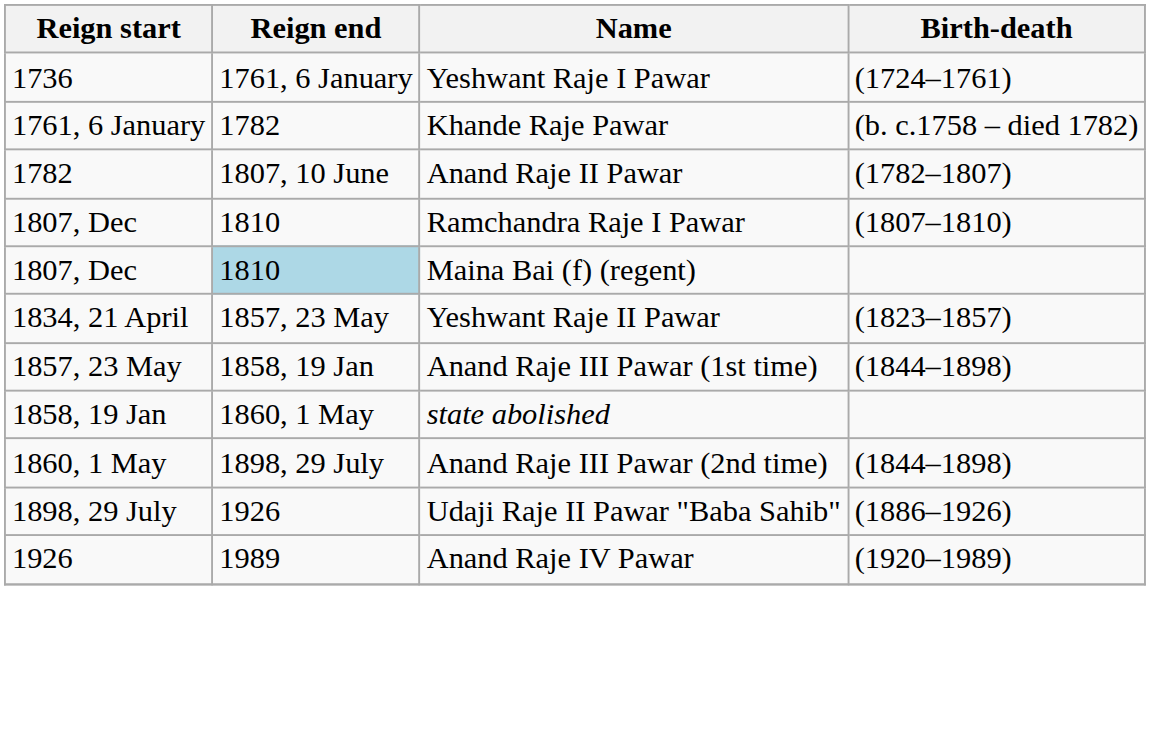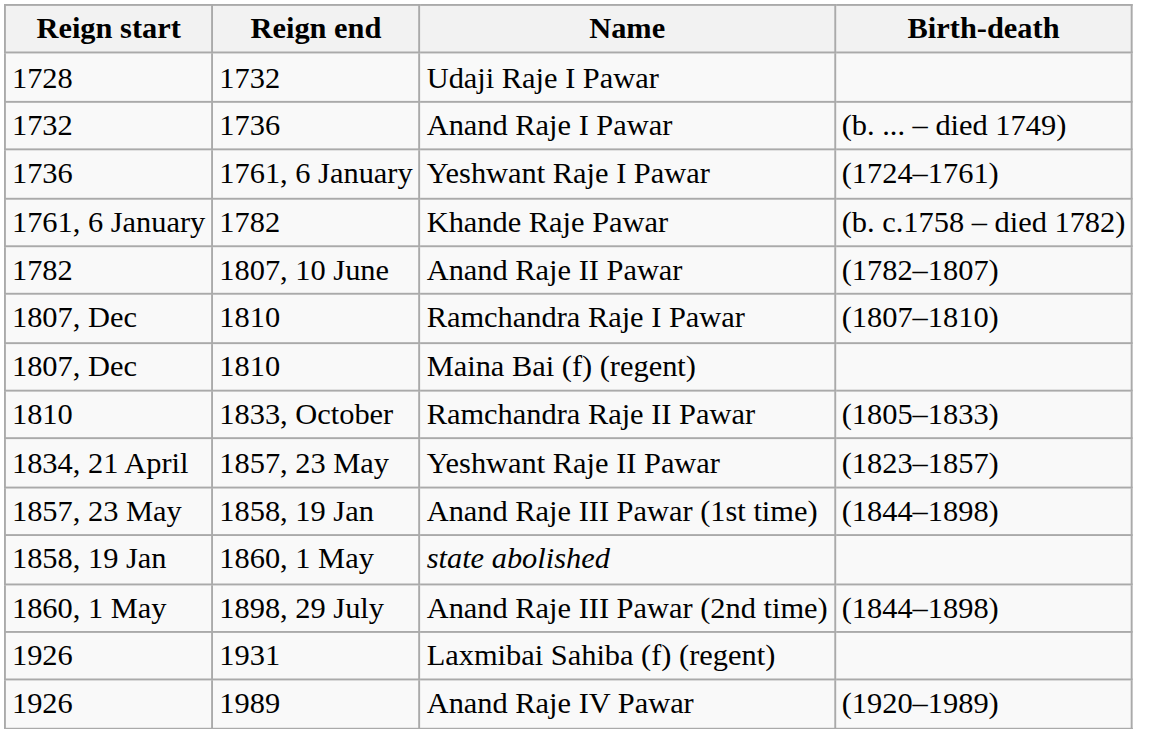+ row: (543, 76)
+ row: (550, 125)
(250, 269) lightblue background -> (250, 366) no background
+ row: (591, 414)
- row: (634, 510)
+ row: (601, 655)
